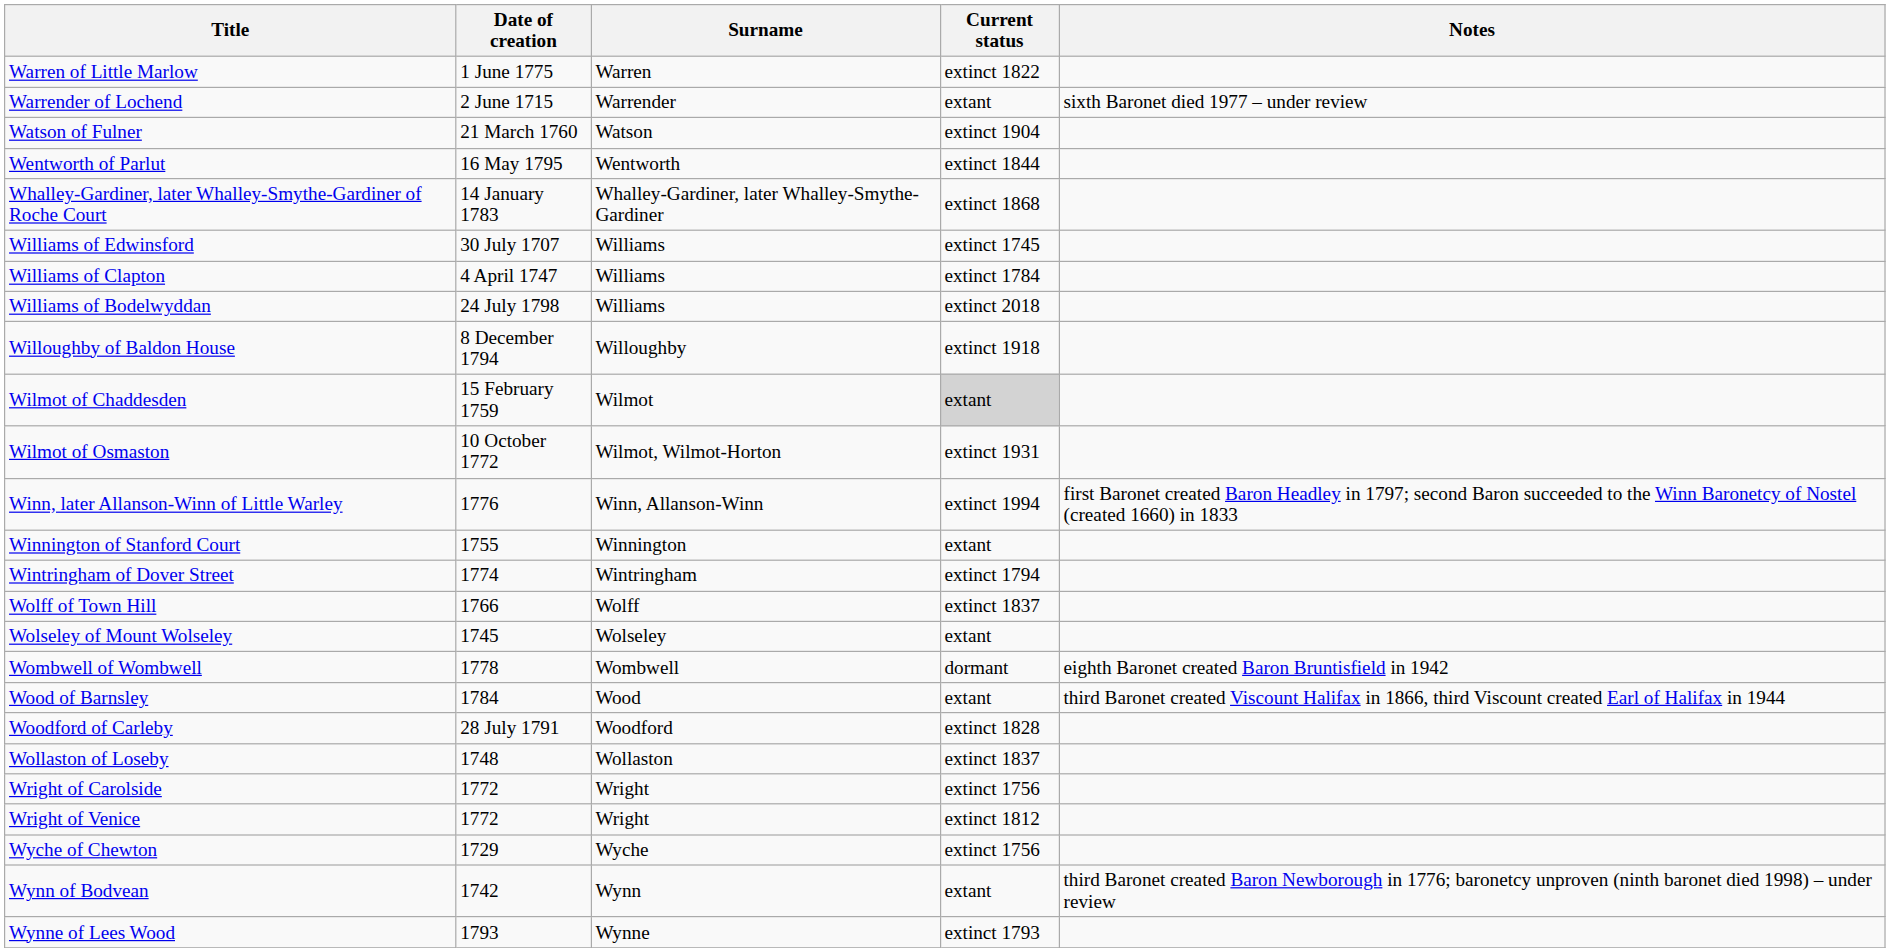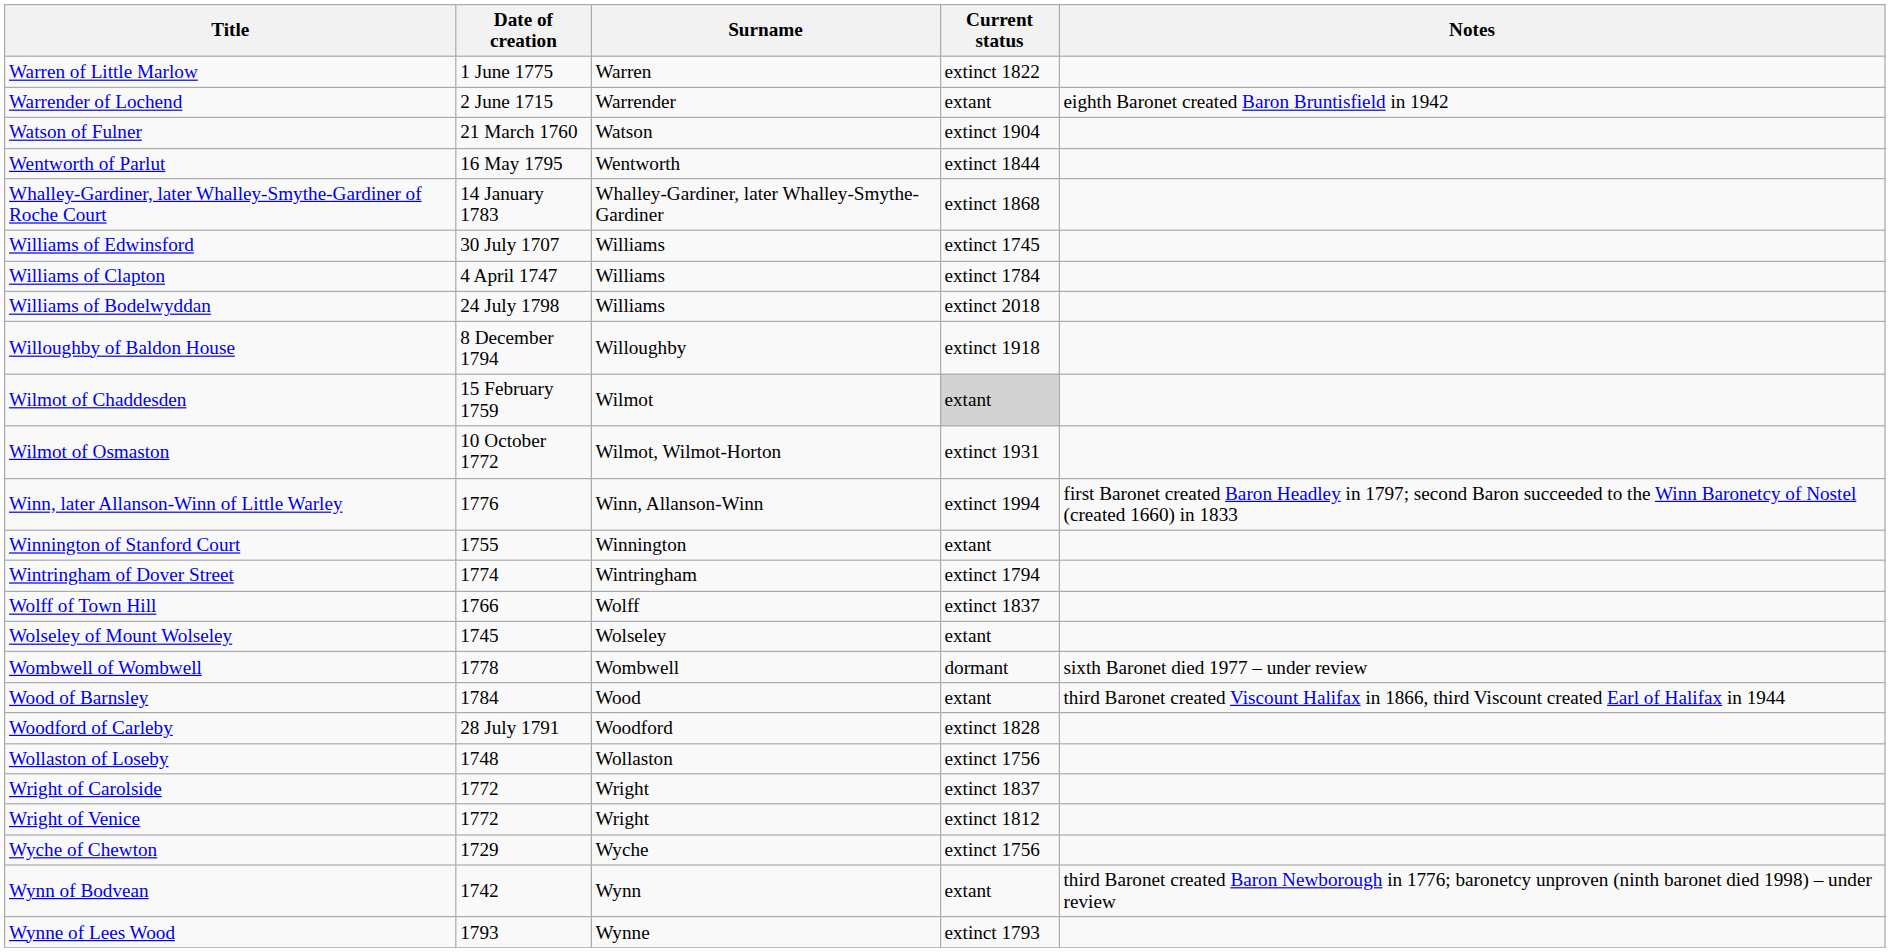(1215, 102) sixth Baronet died 1977 – under review -> (1256, 102) eighth Baronet created Baron Bruntisfield in 1942
(1256, 666) eighth Baronet created Baron Bruntisfield in 1942 -> (1215, 666) sixth Baronet died 1977 – under review
(992, 758) extinct 1837 -> (992, 758) extinct 1756
(992, 788) extinct 1756 -> (992, 788) extinct 1837
